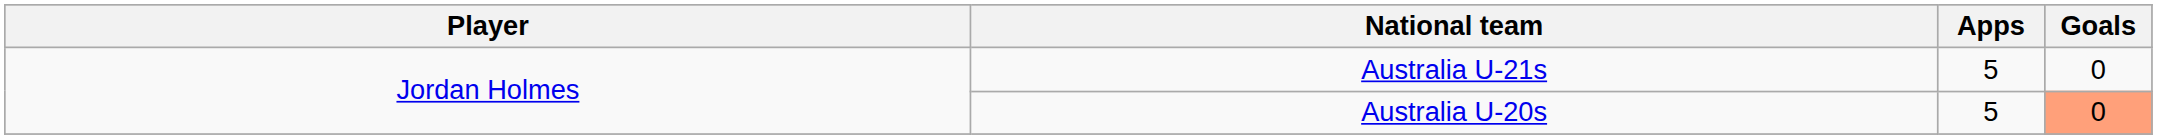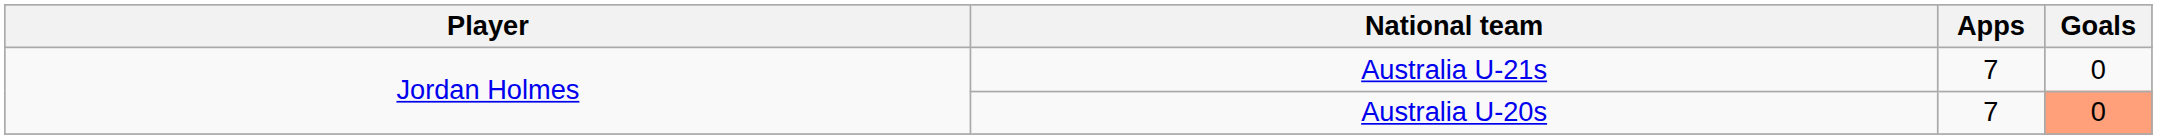(1991, 69) 5 -> (1991, 69) 7
(1991, 112) 5 -> (1991, 112) 7
